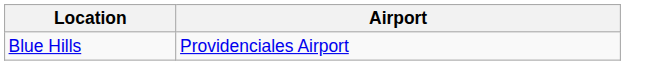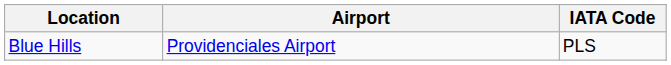+ column: (612, 18)
